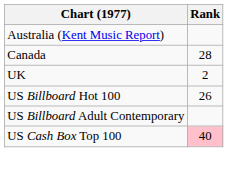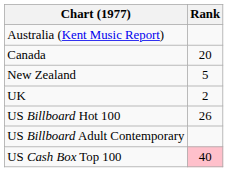(205, 55) 28 -> (205, 55) 20
+ row: (42, 75)
